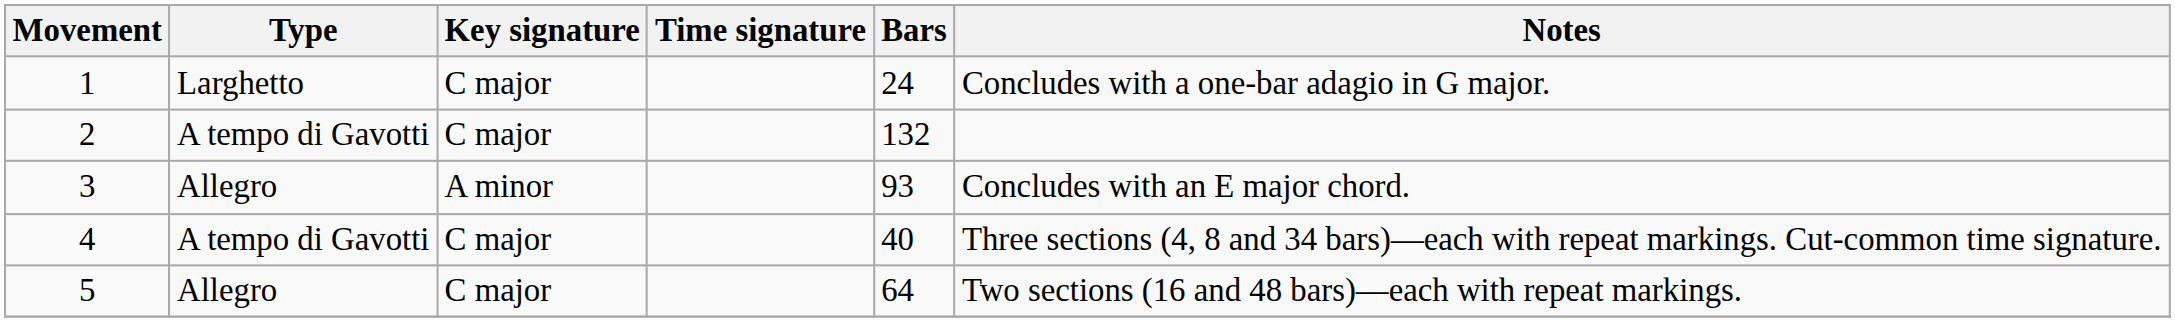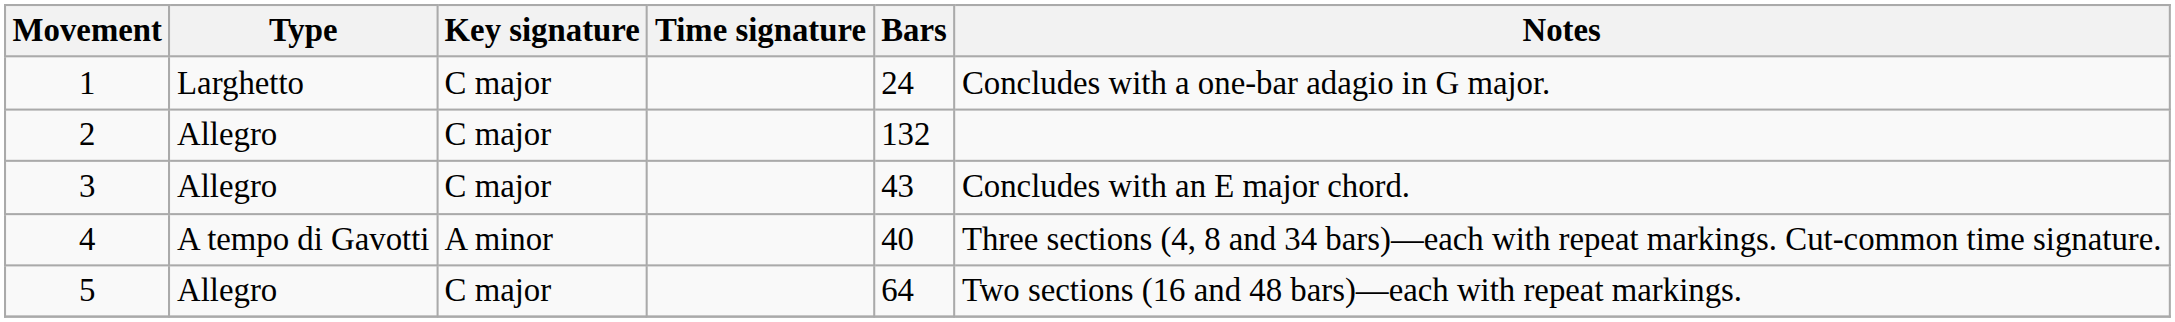(303, 134) A tempo di Gavotti -> (227, 134) Allegro
(499, 186) A minor -> (498, 186) C major
(898, 186) 93 -> (898, 186) 43
(498, 238) C major -> (499, 238) A minor
